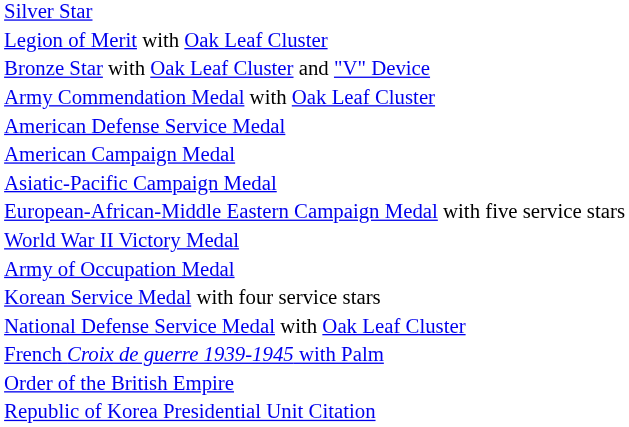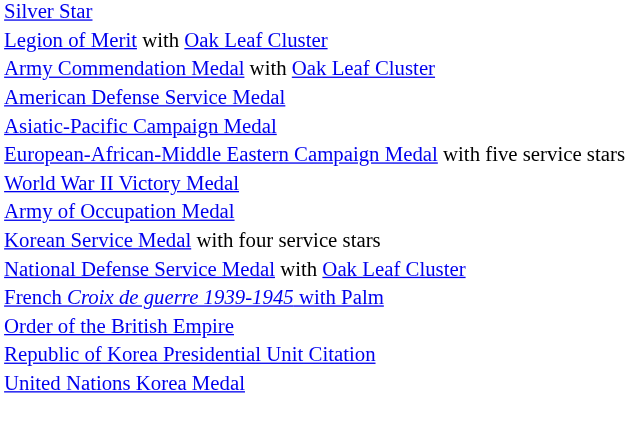- row: (217, 68)
- row: (120, 154)
+ row: (125, 383)
